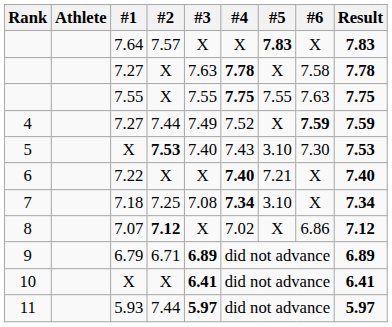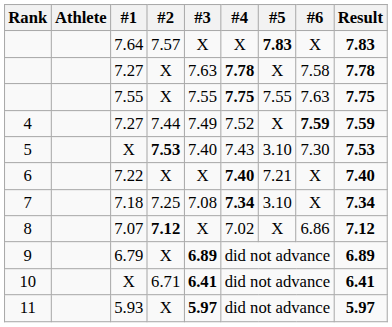(166, 255) 6.71 -> (166, 255) X
(166, 281) X -> (166, 281) 6.71
(166, 307) 7.44 -> (166, 307) X
